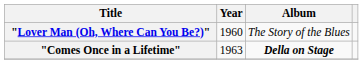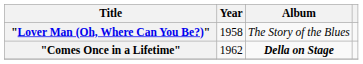(231, 31) 1960 -> (231, 31) 1958
(231, 50) 1963 -> (231, 50) 1962
